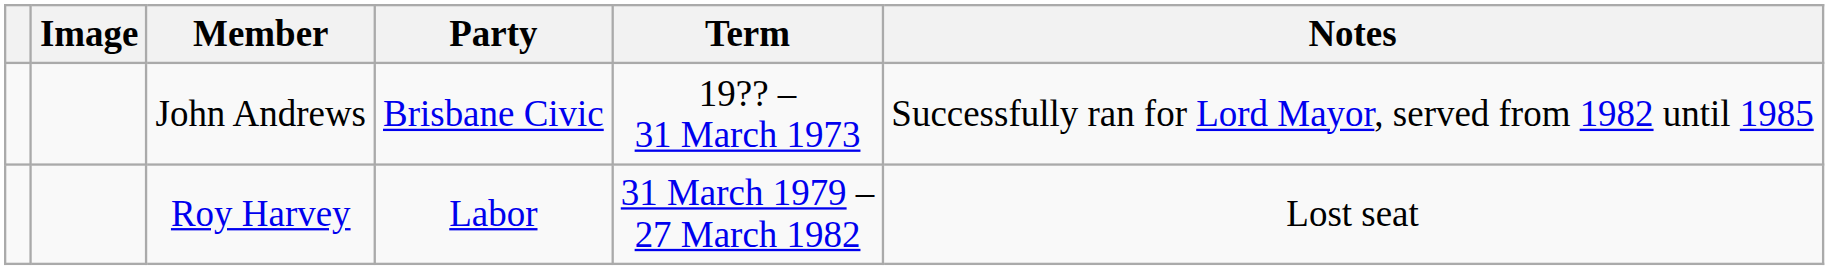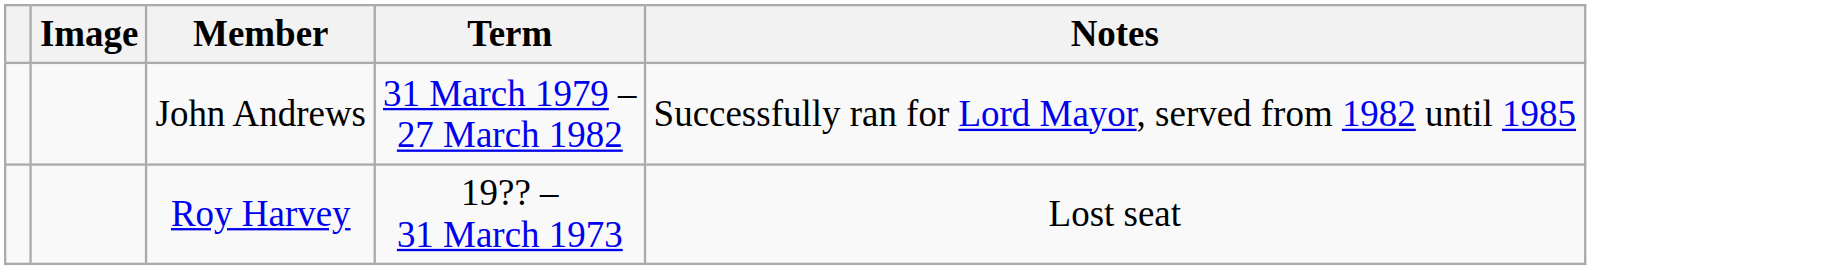- column: (493, 33)
(748, 113) 19?? – 31 March 1973 -> (510, 113) 31 March 1979 – 27 March 1982
(748, 213) 31 March 1979 – 27 March 1982 -> (510, 213) 19?? – 31 March 1973
